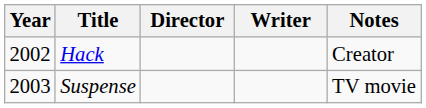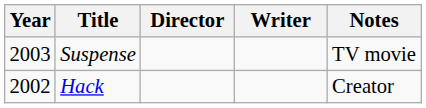rows swapped: (82, 53) <-> (98, 86)
